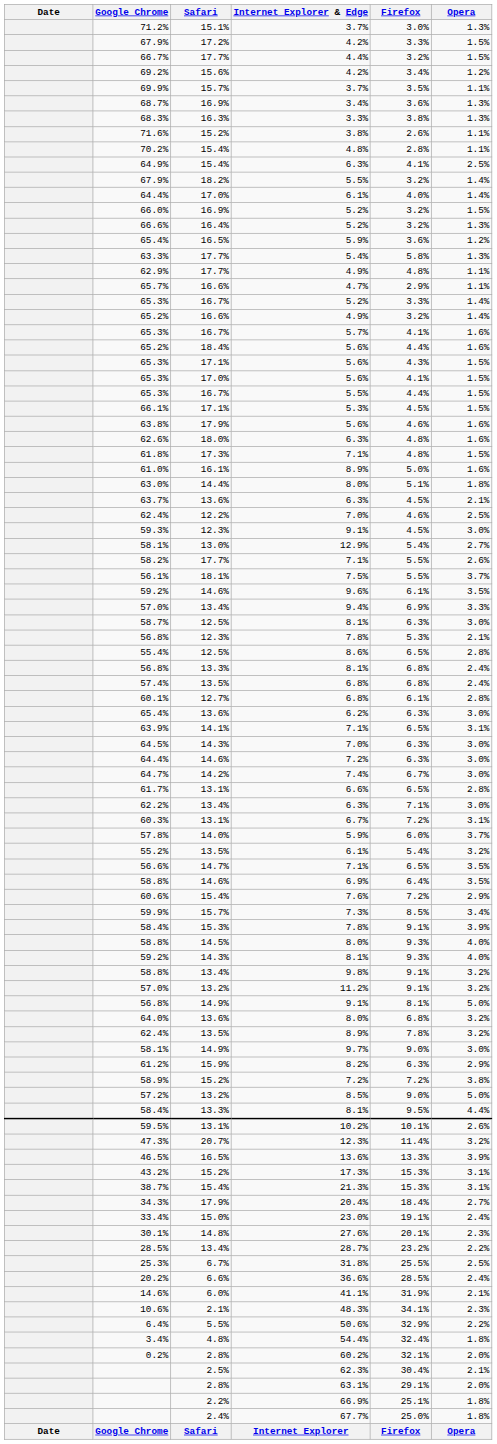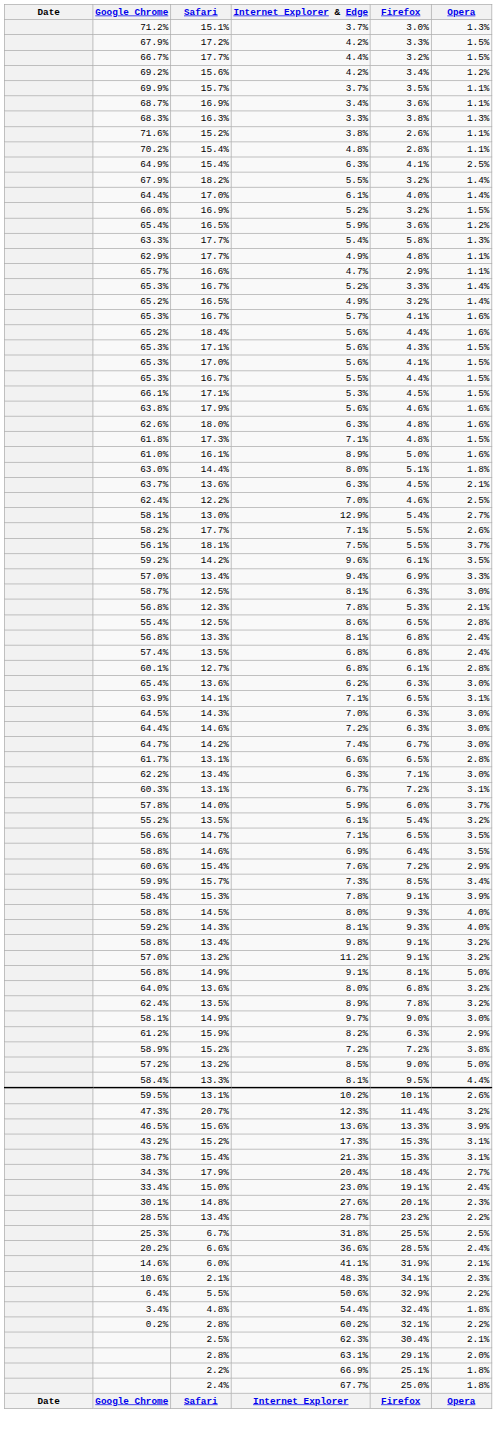(478, 104) 1.3% -> (478, 104) 1.1%
- row: (154, 226)
(215, 317) 16.6% -> (215, 302) 16.5%
- row: (154, 531)
(215, 592) 14.6% -> (215, 561) 14.2%
(215, 1157) 16.5% -> (215, 1126) 15.6%
(478, 1355) 2.0% -> (478, 1325) 2.2%
